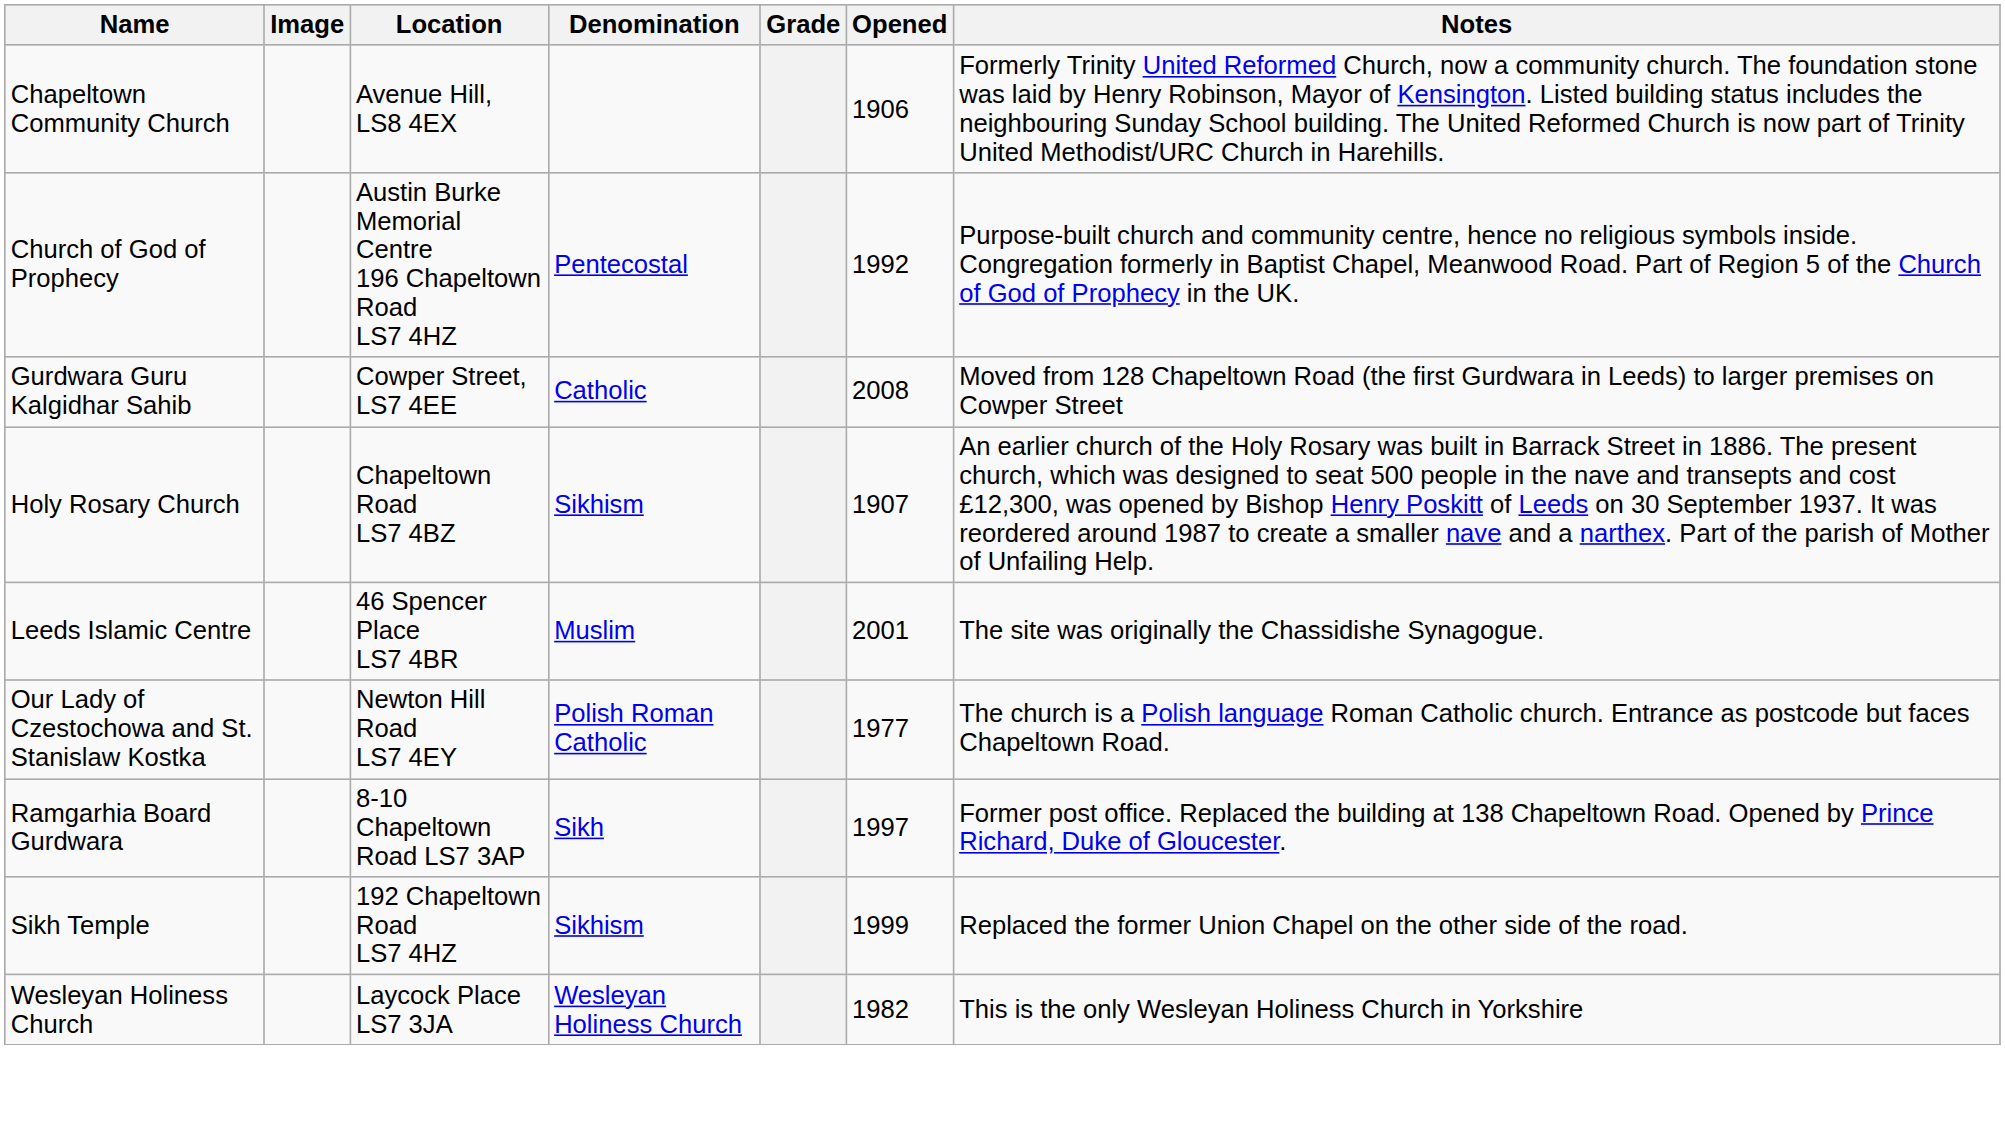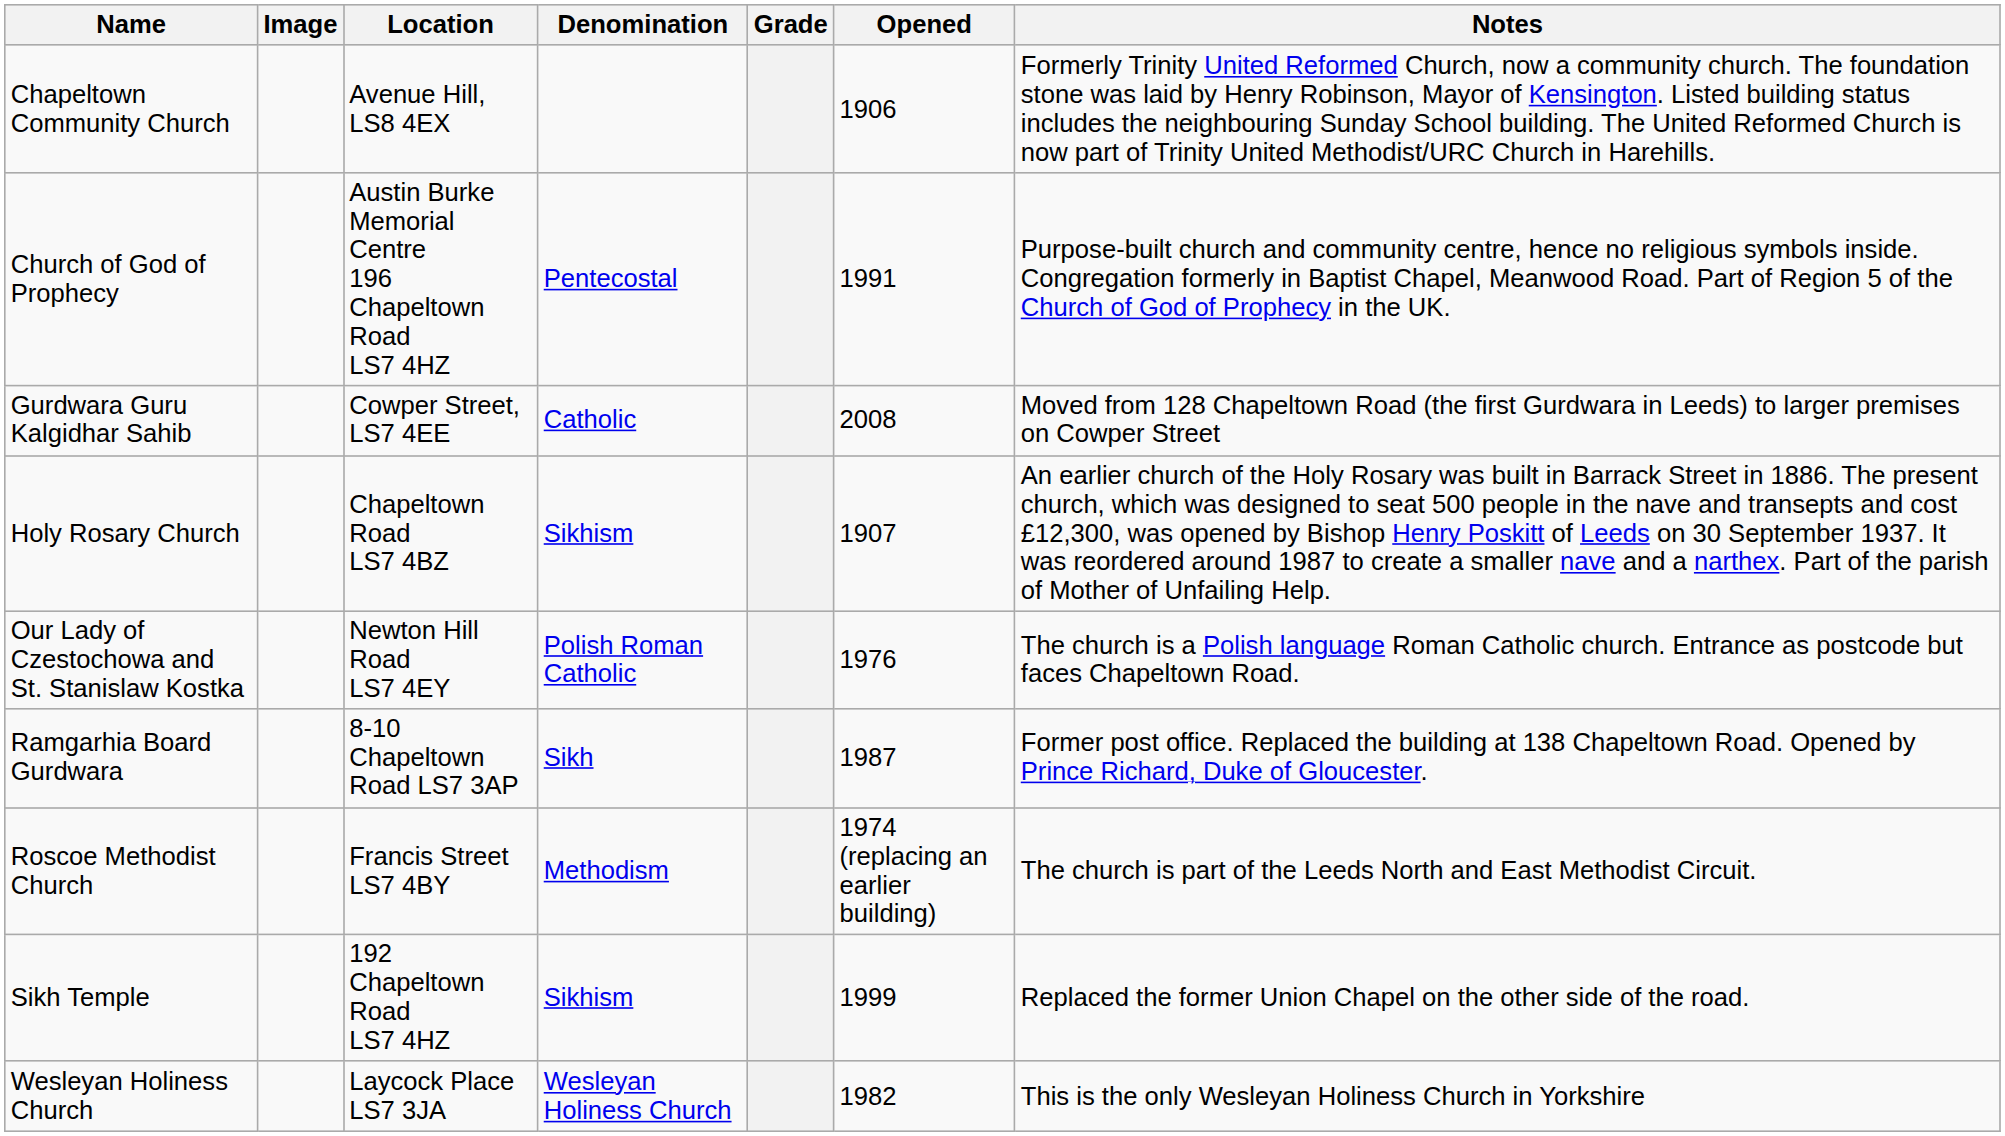(881, 264) 1992 -> (868, 278) 1991
- row: (131, 631)
(881, 729) 1977 -> (868, 659) 1976
(881, 827) 1997 -> (868, 758) 1987
+ row: (113, 870)
